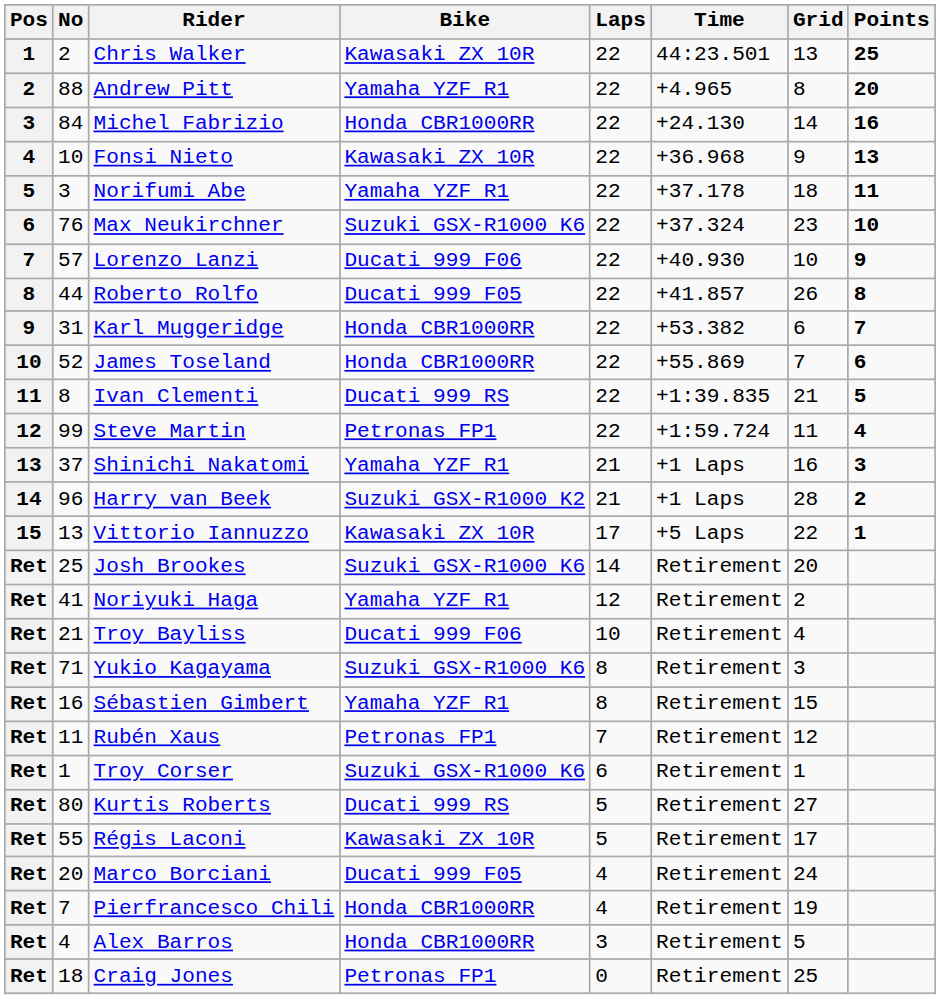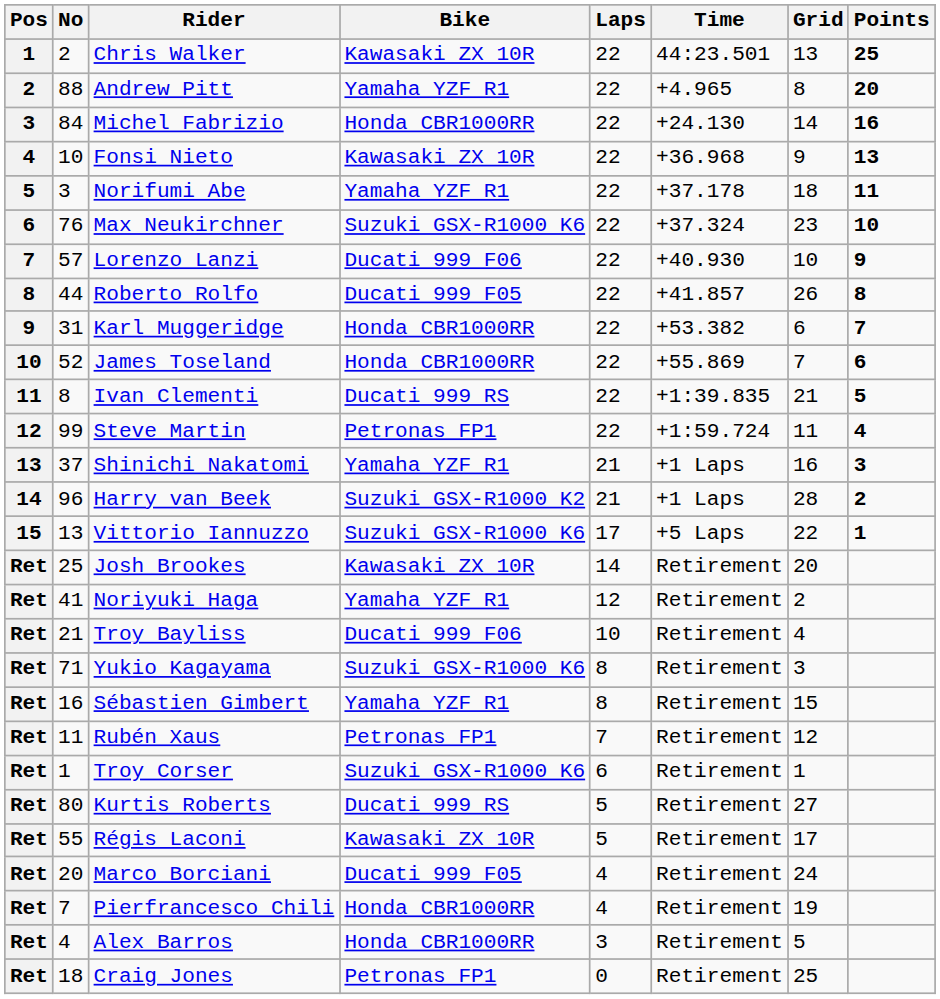(439, 534) Kawasaki ZX 10R -> (465, 534) Suzuki GSX-R1000 K6
(465, 568) Suzuki GSX-R1000 K6 -> (439, 568) Kawasaki ZX 10R
